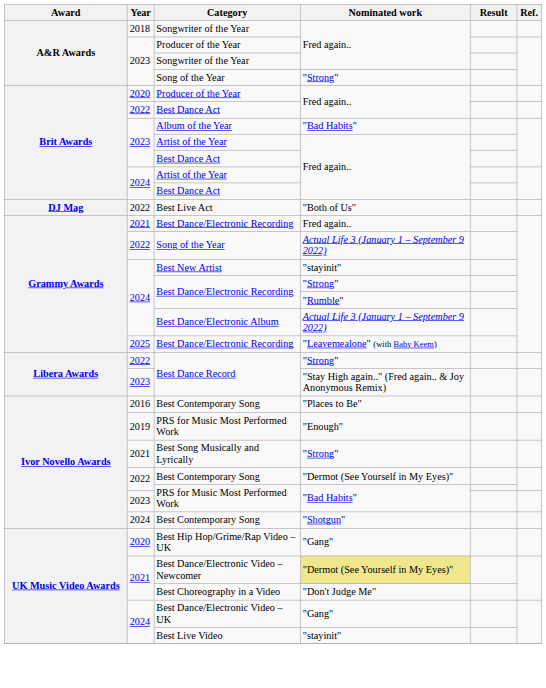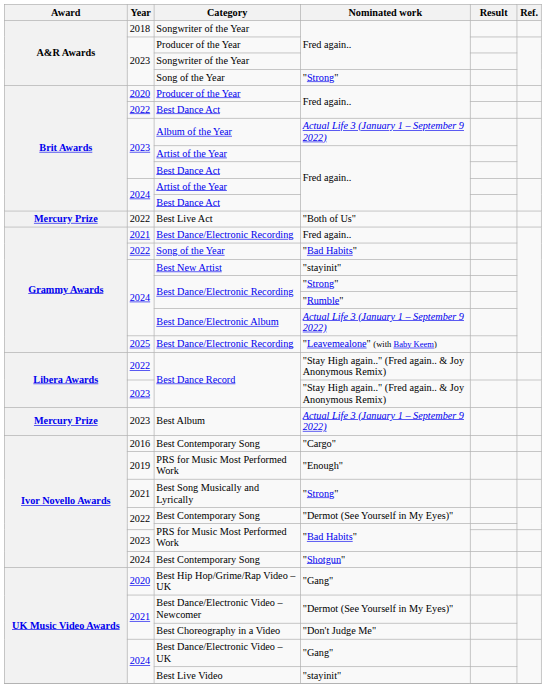(330, 126) "Bad Habits" -> (383, 132) Actual Life 3 (January 1 – September 9 2022)
(66, 207) DJ Mag -> (66, 219) Mercury Prize
(383, 245) Actual Life 3 (January 1 – September 9 2022) -> (330, 251) "Bad Habits"
(321, 360) "Strong" -> (383, 366) "Stay High again.." (Fred again.. & Joy Anonymous Remix)
+ row: (140, 421)
(332, 404) "Places to Be" -> (319, 443) "Cargo"
(378, 569) khaki background -> (378, 609) no background
